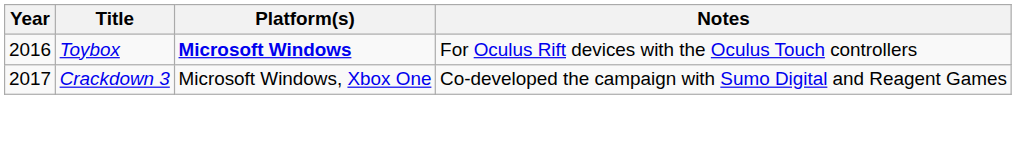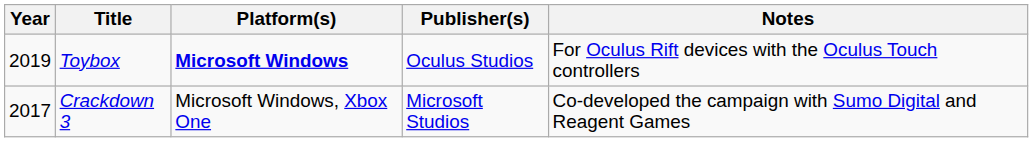+ column: (475, 19)
(30, 49) 2016 -> (30, 60) 2019
